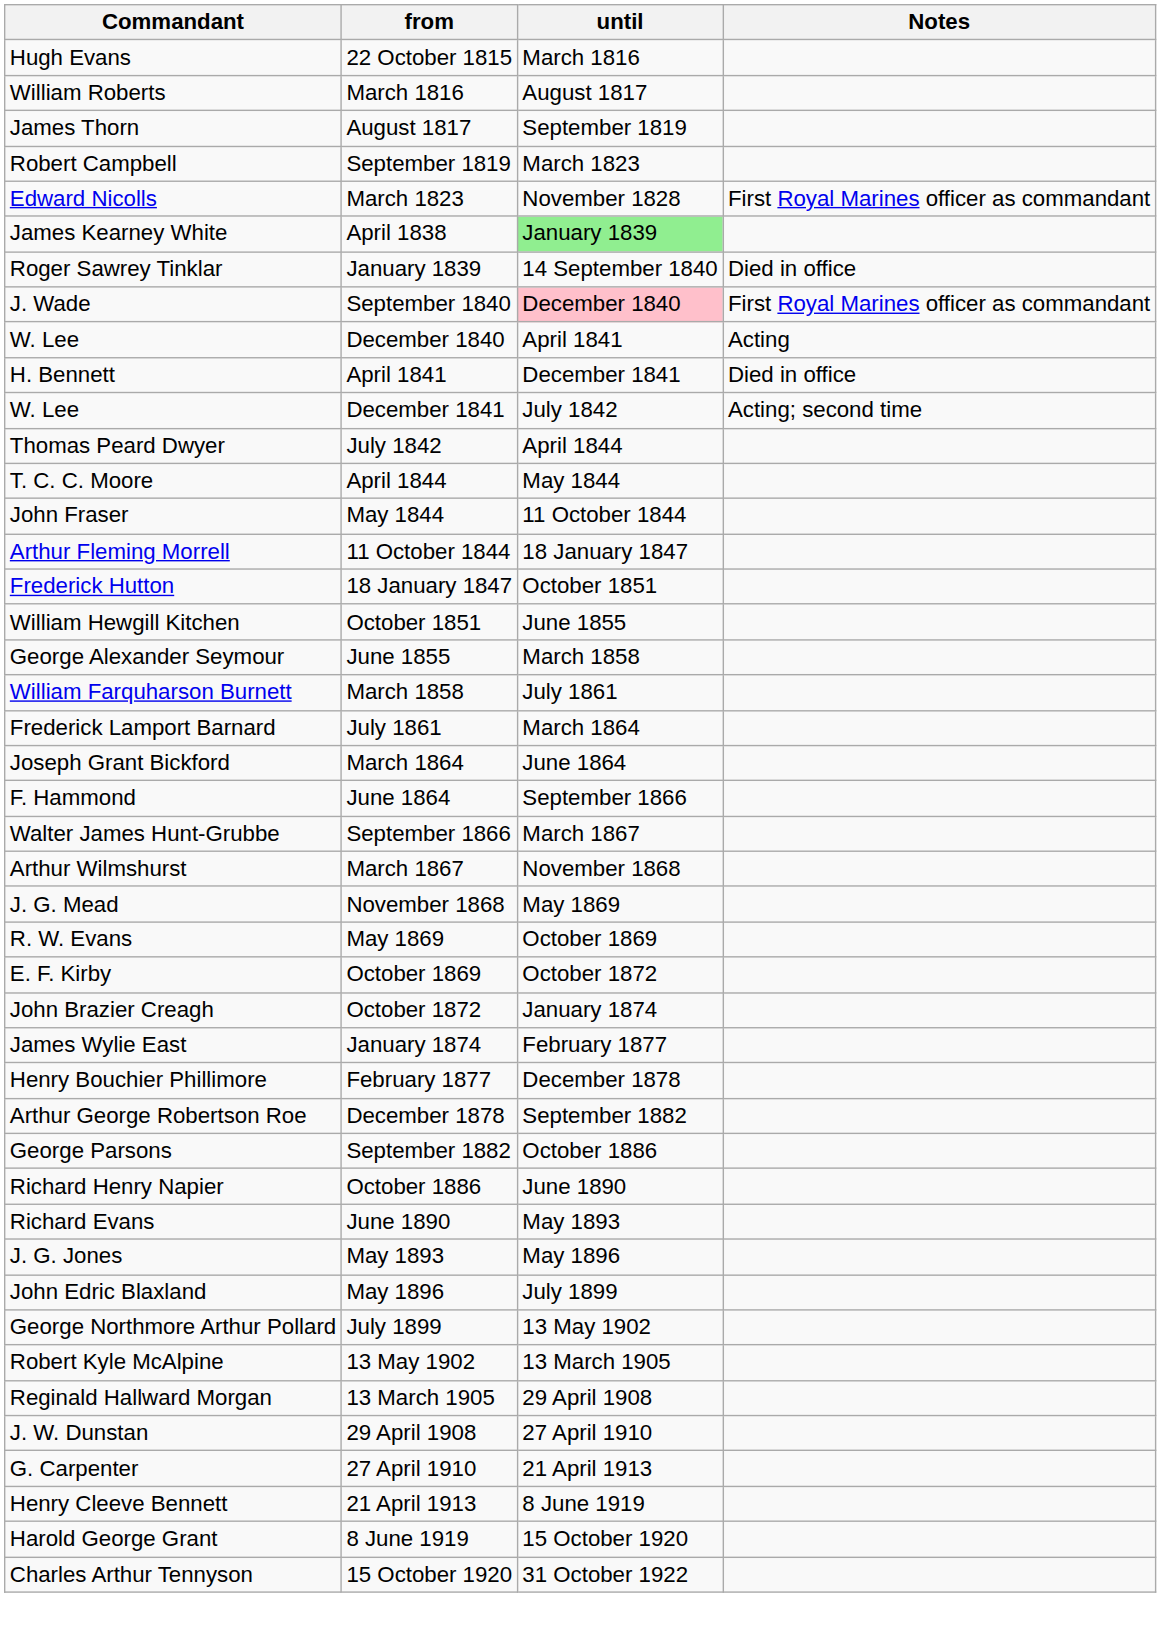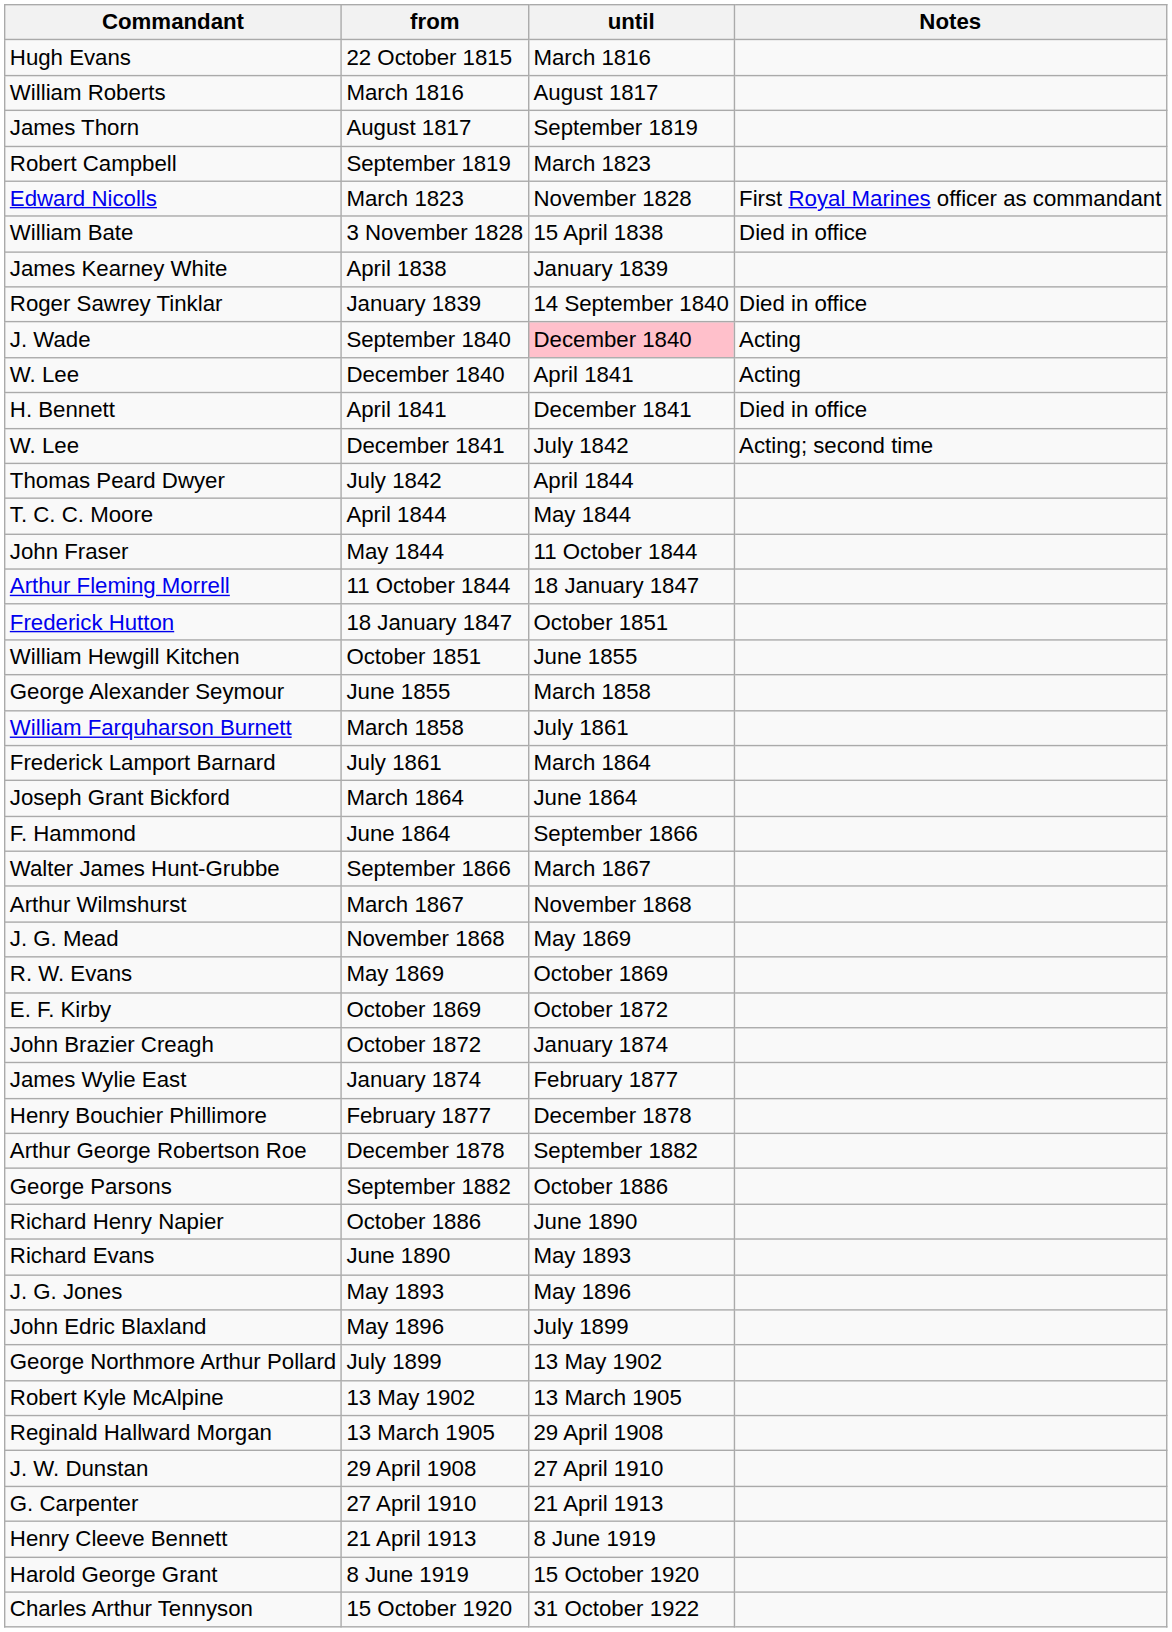+ row: (435, 233)
(590, 233) lightgreen background -> (601, 269) no background
(939, 304) First Royal Marines officer as commandant -> (770, 339) Acting
